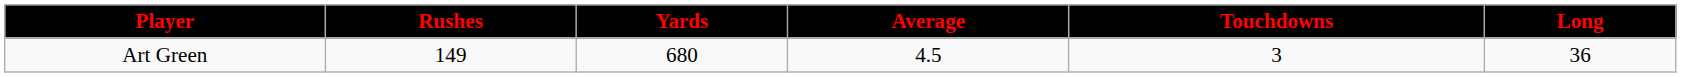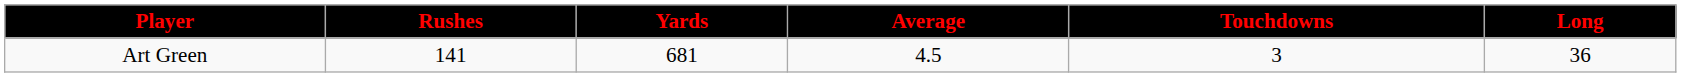(451, 54) 149 -> (451, 54) 141
(682, 54) 680 -> (682, 54) 681
